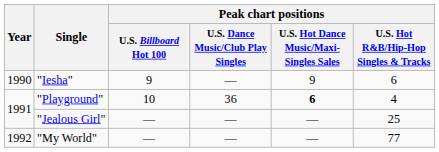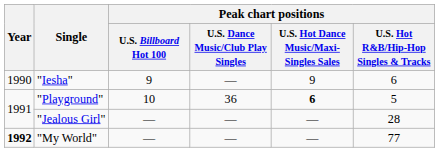(394, 99) 4 -> (394, 99) 5
(394, 118) 25 -> (394, 118) 28
(19, 137) normal -> (19, 137) bold
